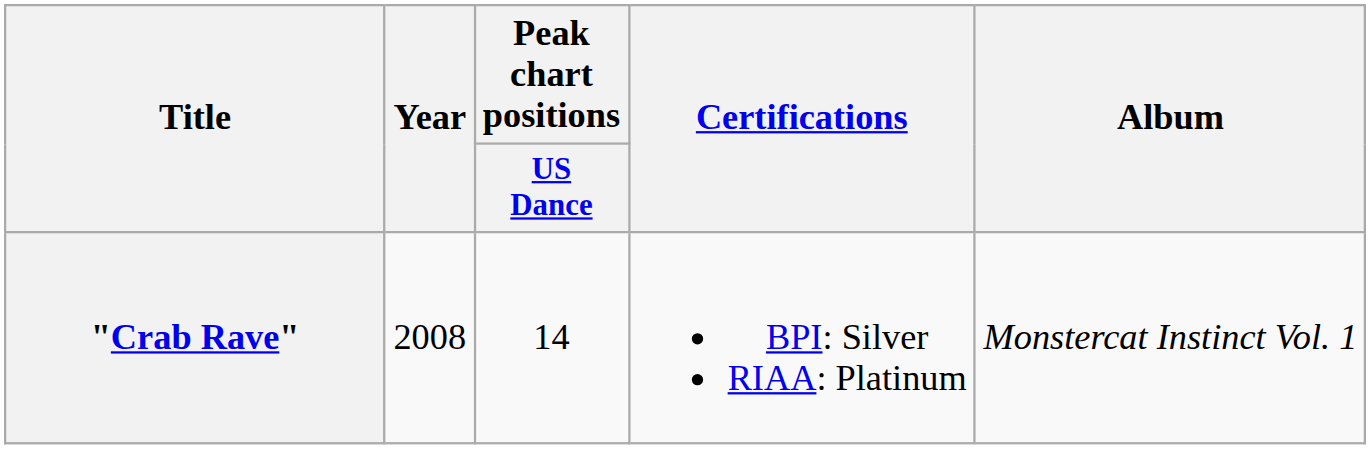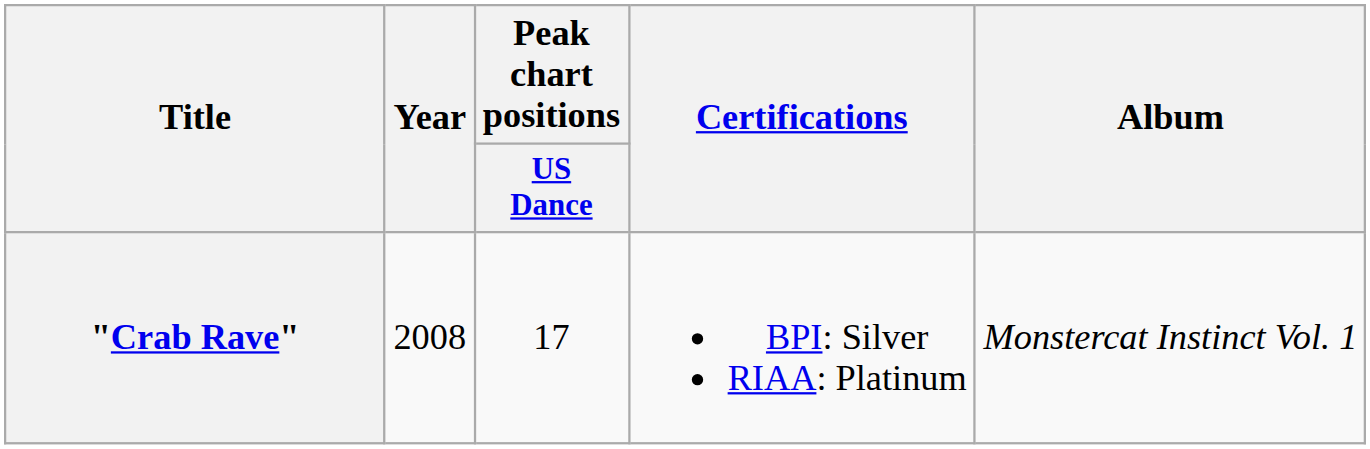(551, 337) 14 -> (551, 337) 17
